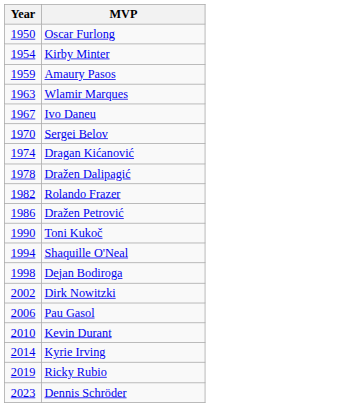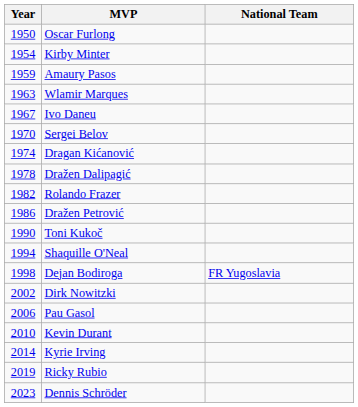+ column: (279, 13)
